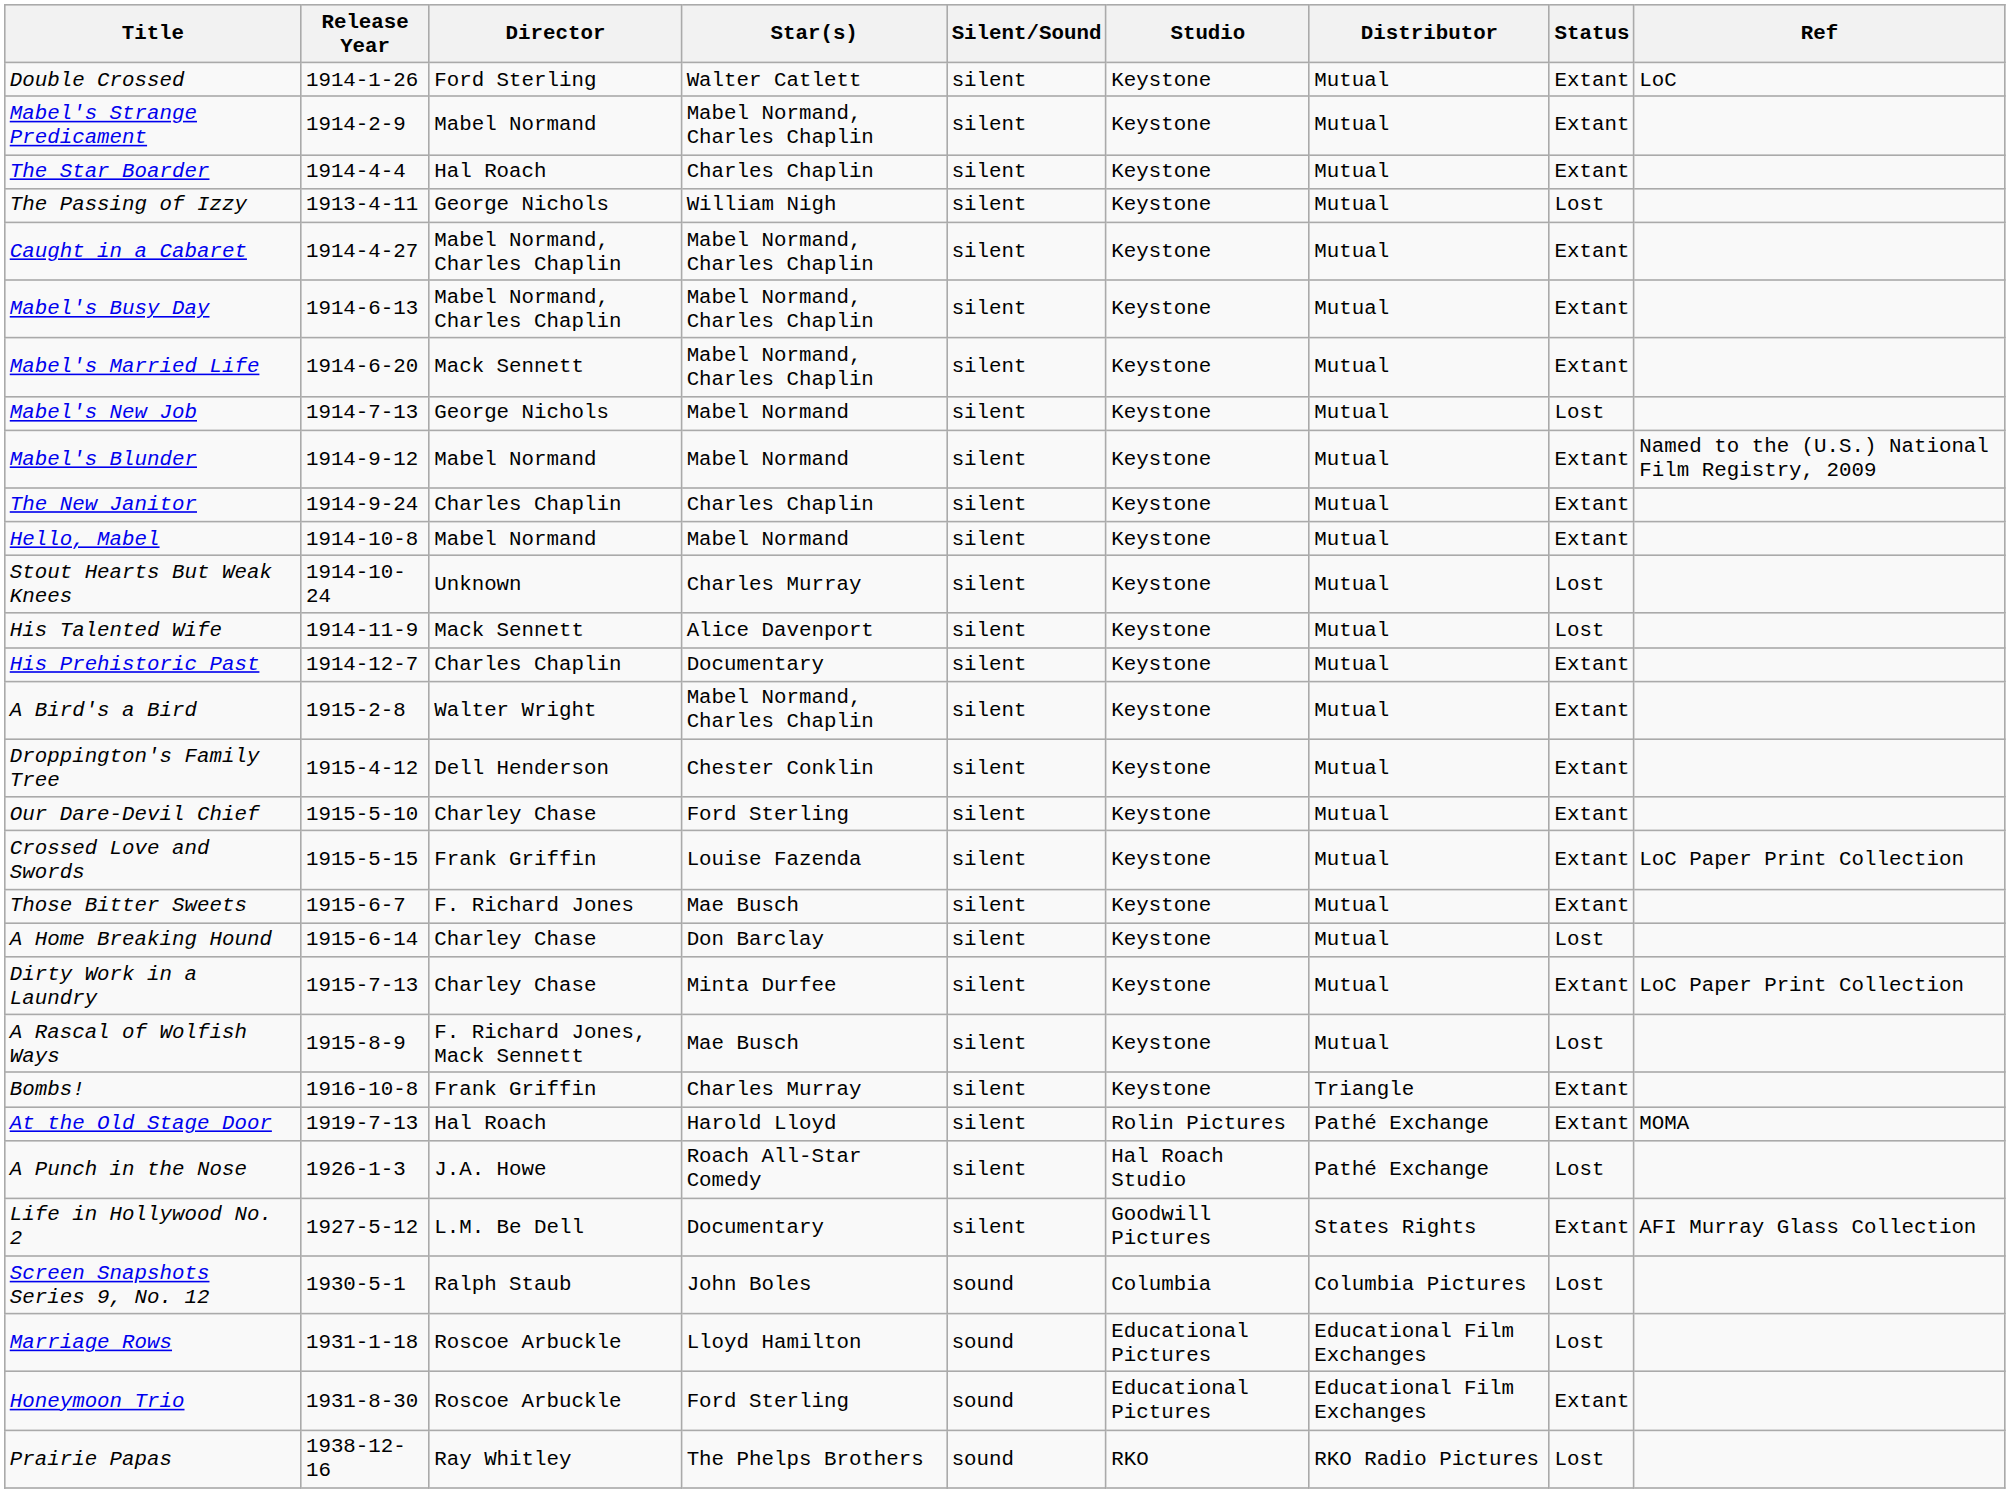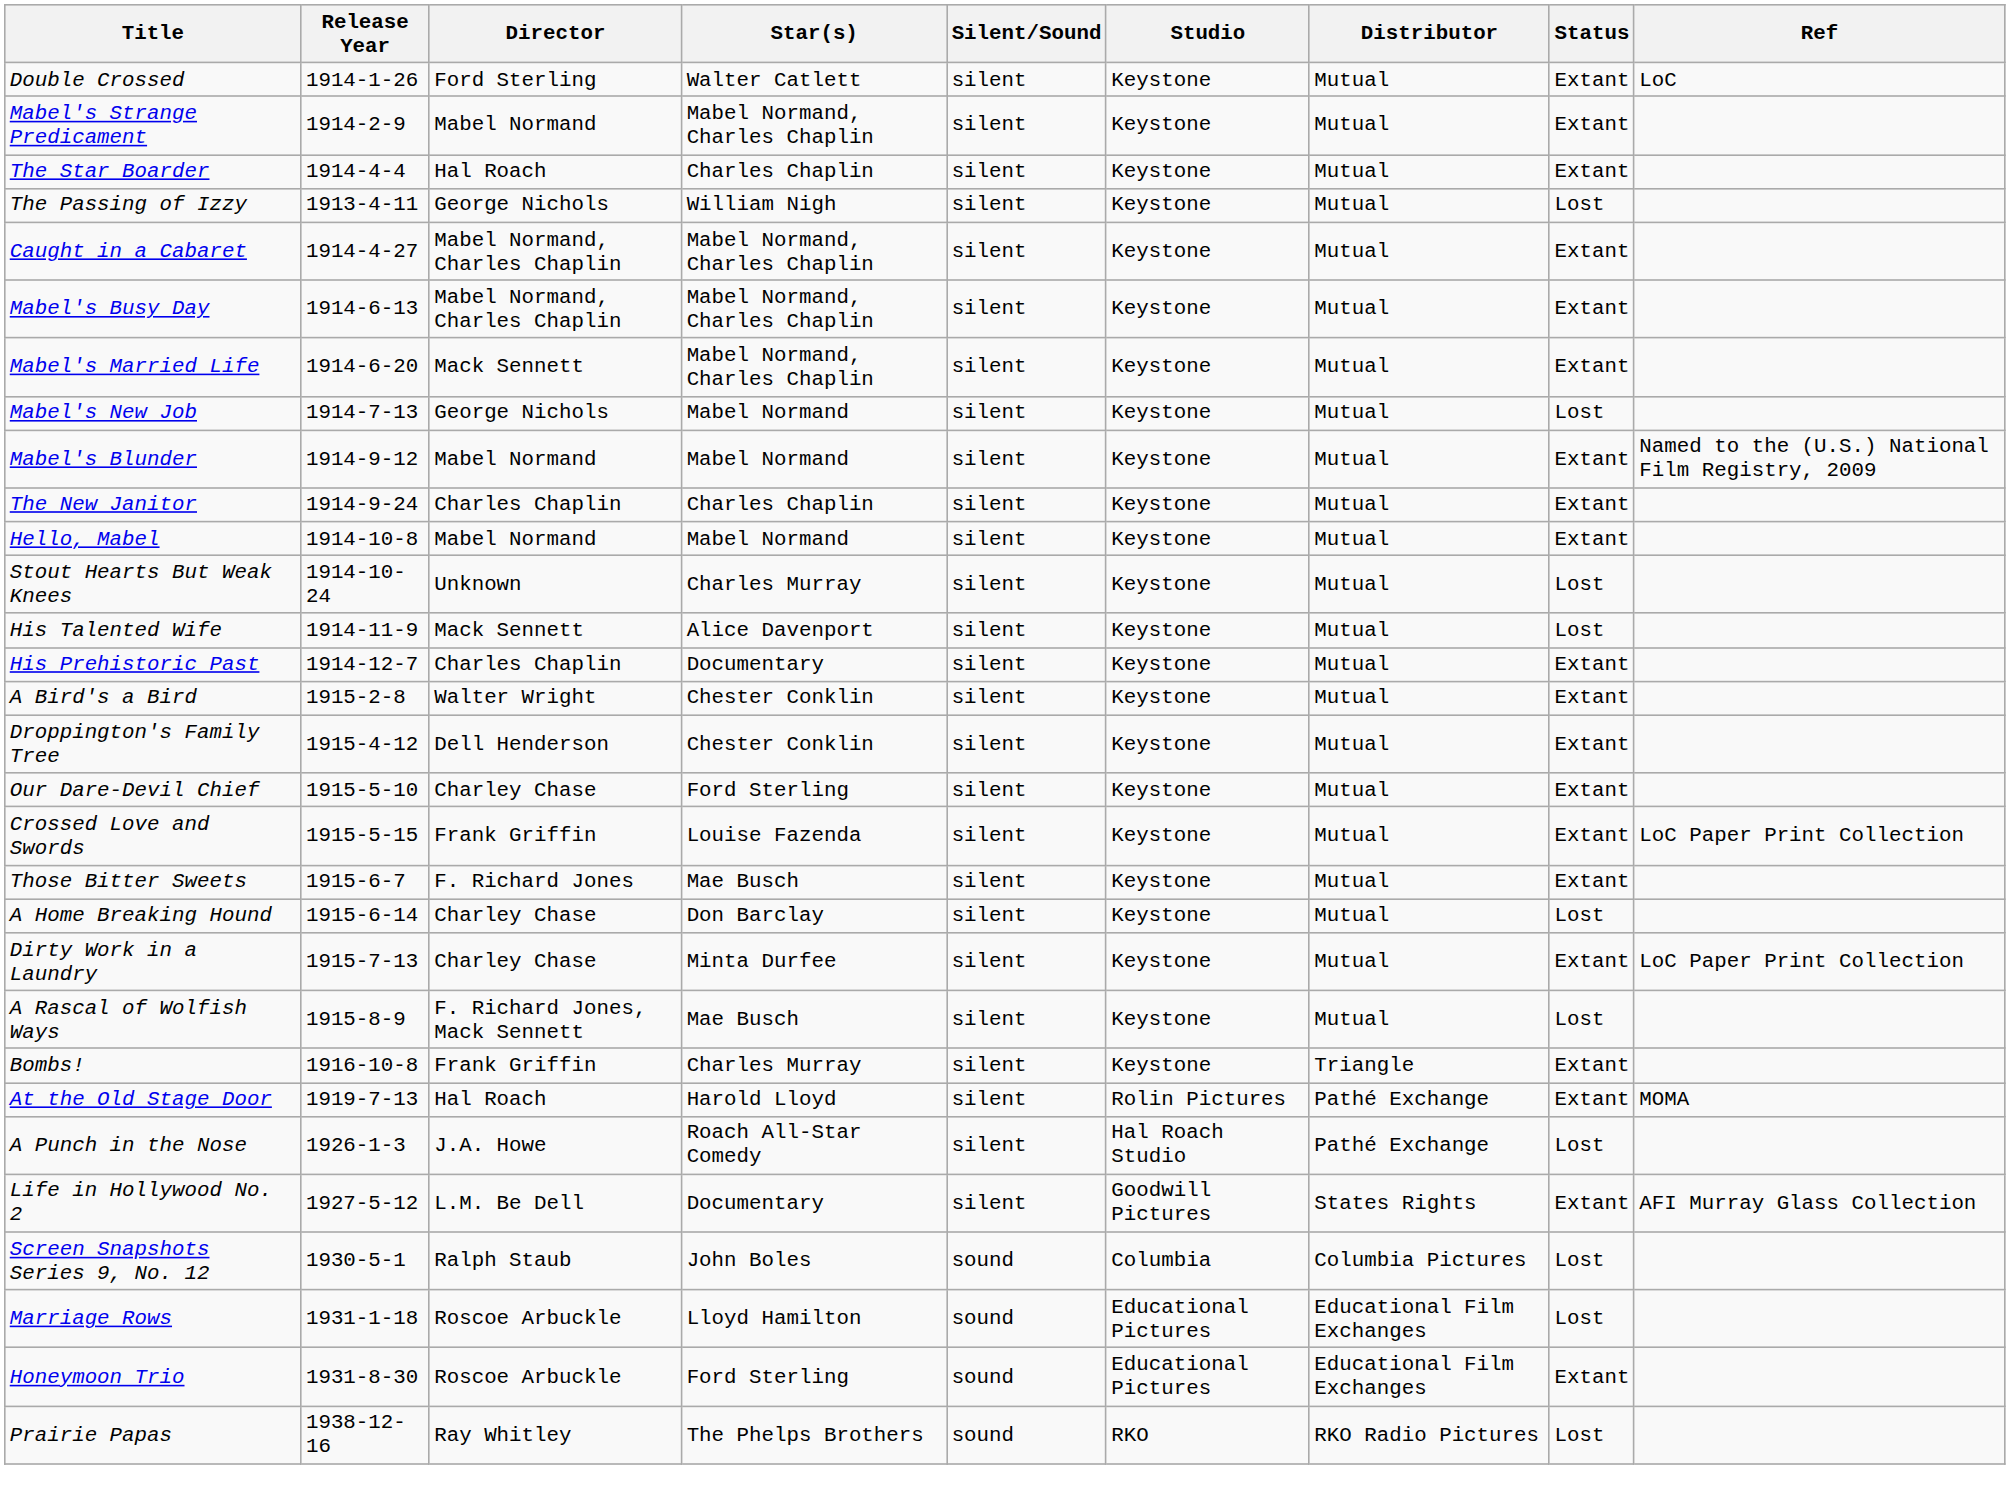(780, 710) Mabel Normand, Charles Chaplin -> (780, 698) Chester Conklin
